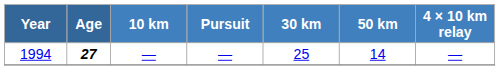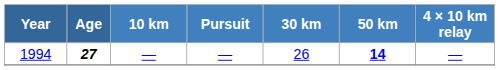(301, 54) 25 -> (301, 54) 26
(378, 54) normal -> (378, 54) bold
